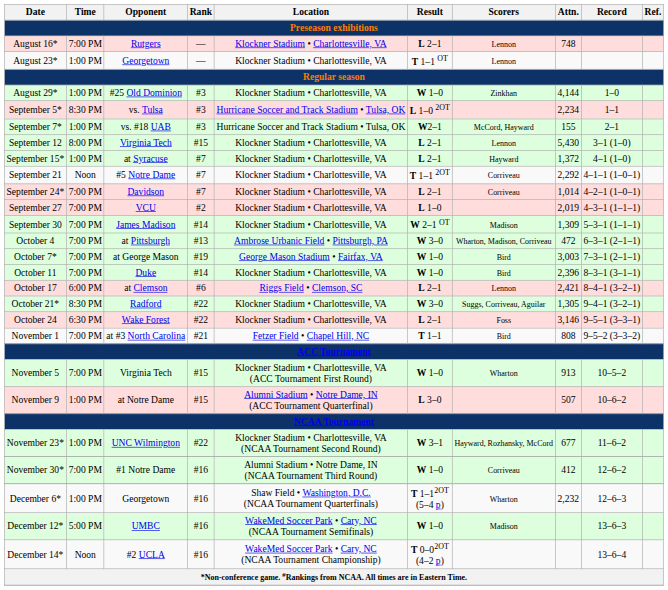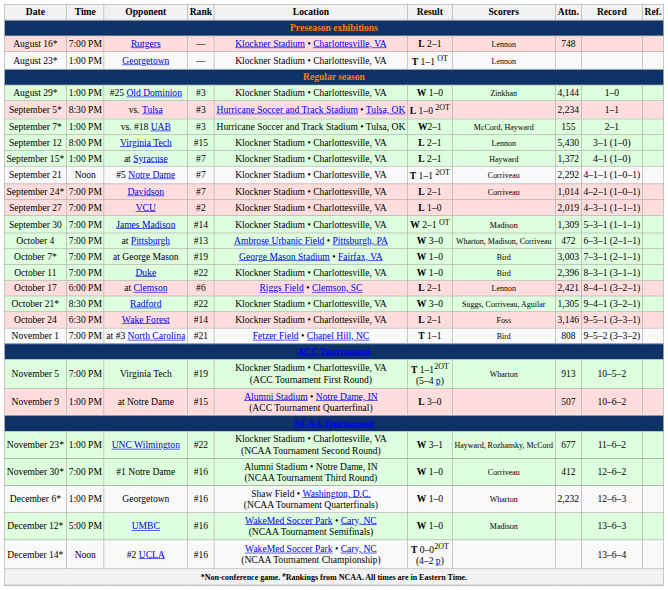(201, 272) #14 -> (201, 272) #22
(201, 320) #22 -> (201, 320) #14
(201, 373) #15 -> (201, 374) #19
(430, 373) W 1–0 -> (430, 374) T 1–12OT (5–4 p)
(430, 498) T 1–12OT (5–4 p) -> (430, 499) W 1–0
